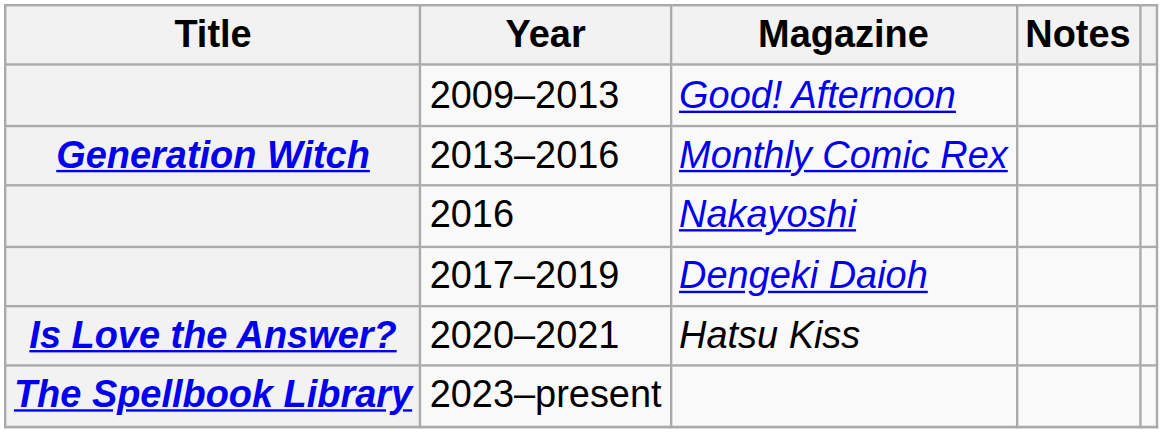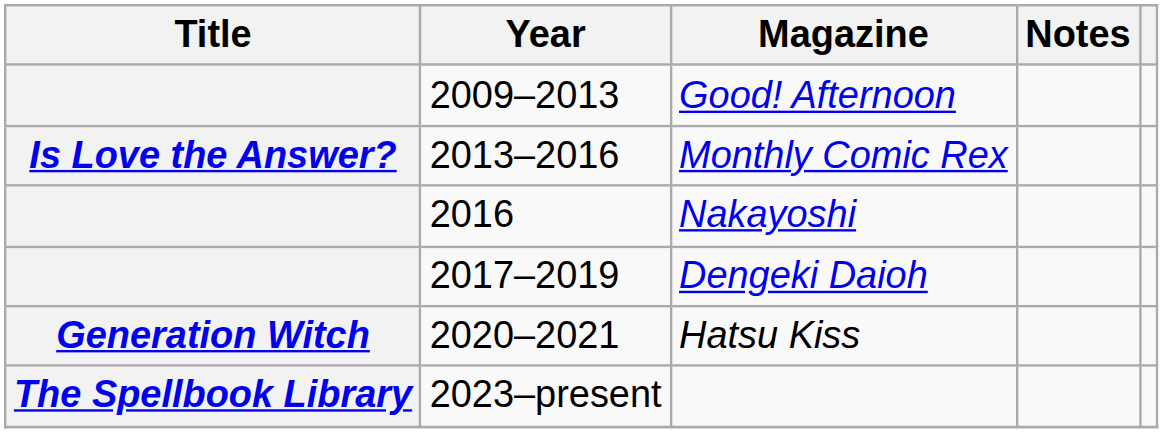(213, 154) Generation Witch -> (213, 154) Is Love the Answer?
(213, 335) Is Love the Answer? -> (213, 335) Generation Witch
